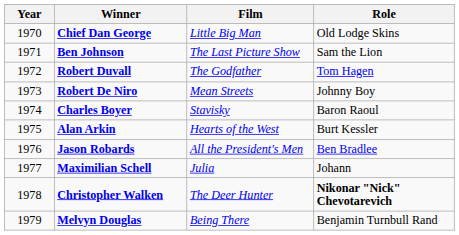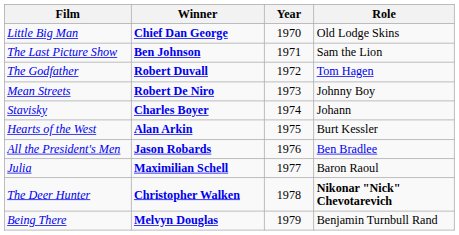columns swapped: (29, 14) <-> (251, 14)
(348, 110) Baron Raoul -> (334, 110) Johann
(334, 168) Johann -> (348, 168) Baron Raoul
